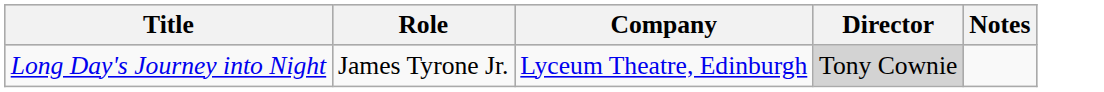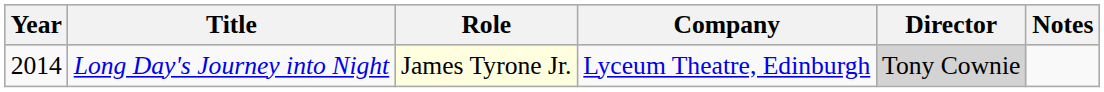+ column: (36, 24)
(423, 65) no background -> (486, 65) lightyellow background
